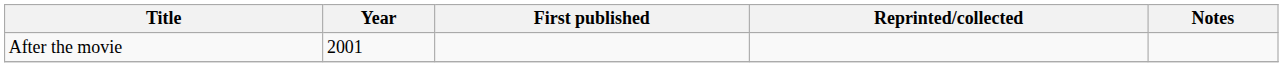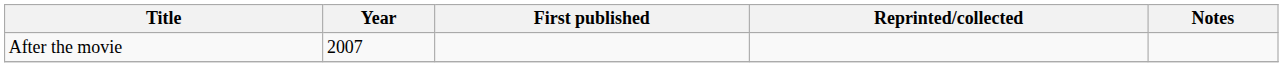(345, 47) 2001 -> (345, 47) 2007
